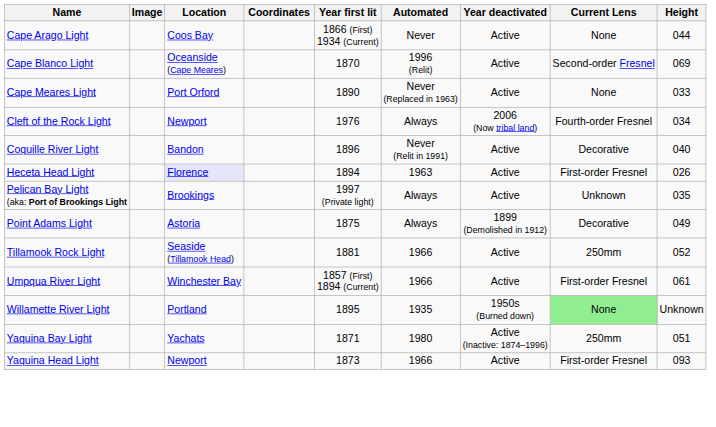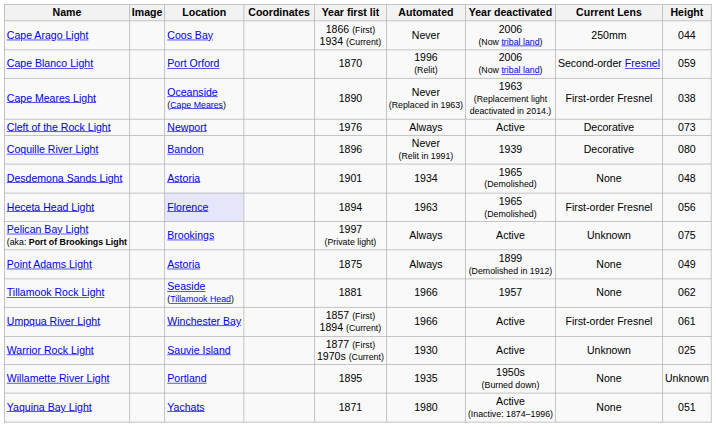(505, 35) Active -> (510, 35) 2006 (Now tribal land)
(604, 35) None -> (609, 35) 250mm
(197, 64) Oceanside (Cape Meares) -> (193, 64) Port Orford
(505, 64) Active -> (510, 64) 2006 (Now tribal land)
(682, 64) 069 -> (687, 64) 059
(193, 92) Port Orford -> (197, 98) Oceanside (Cape Meares)
(505, 92) Active -> (510, 98) 1963 (Replacement light deactivated in 2014.)
(604, 92) None -> (609, 98) First-order Fresnel
(682, 92) 033 -> (687, 98) 038
(505, 121) 2006 (Now tribal land) -> (510, 127) Active
(604, 121) Fourth-order Fresnel -> (609, 127) Decorative
(682, 121) 034 -> (687, 127) 073
(505, 150) Active -> (510, 150) 1939
(682, 150) 040 -> (687, 150) 080
+ row: (65, 178)
(505, 172) Active -> (510, 207) 1965 (Demolished)
(682, 172) 026 -> (687, 207) 056
(682, 195) 035 -> (687, 235) 075
(604, 224) Decorative -> (609, 264) None
(505, 252) Active -> (510, 293) 1957
(604, 252) 250mm -> (609, 293) None
(682, 252) 052 -> (687, 293) 062
+ row: (50, 350)
(604, 309) lightgreen background -> (609, 379) no background
(604, 338) 250mm -> (609, 407) None
- row: (53, 361)
